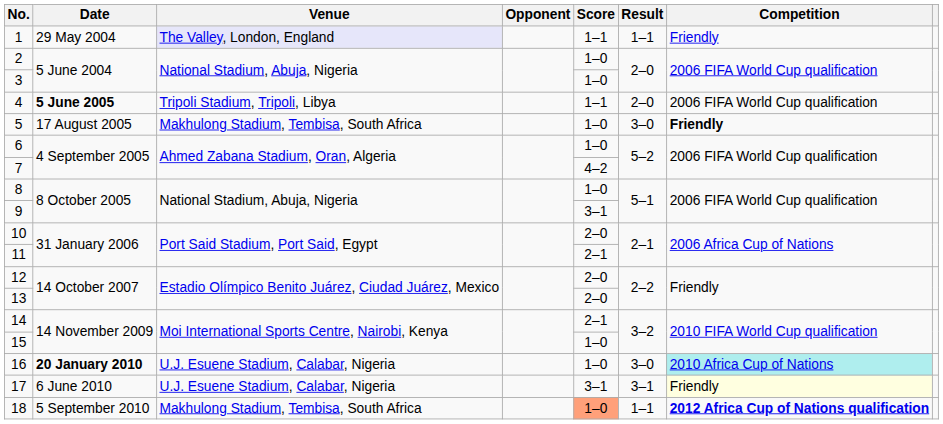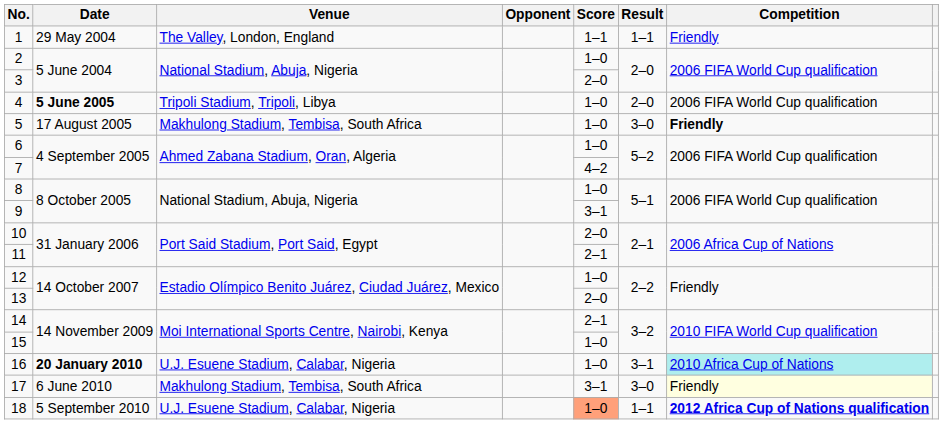(247, 37) lavender background -> (247, 37) no background
(596, 80) 1–0 -> (596, 80) 2–0
(596, 102) 1–1 -> (596, 102) 1–0
(596, 277) 2–0 -> (596, 277) 1–0
(642, 364) 3–0 -> (642, 364) 3–1
(277, 386) U.J. Esuene Stadium, Calabar, Nigeria -> (291, 386) Makhulong Stadium, Tembisa, South Africa
(642, 386) 3–1 -> (642, 386) 3–0
(291, 408) Makhulong Stadium, Tembisa, South Africa -> (277, 408) U.J. Esuene Stadium, Calabar, Nigeria
